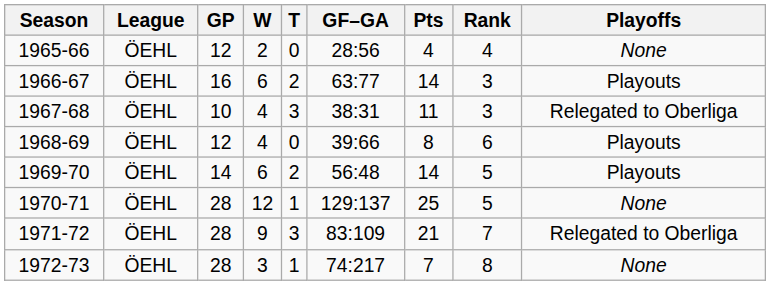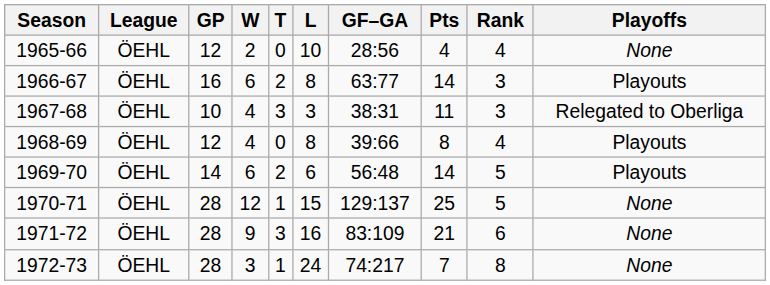+ column: (311, 20)
(487, 142) 6 -> (500, 142) 4
(487, 234) 7 -> (500, 234) 6
(644, 234) Relegated to Oberliga -> (649, 234) None
